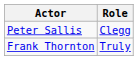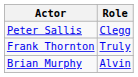+ row: (44, 64)
